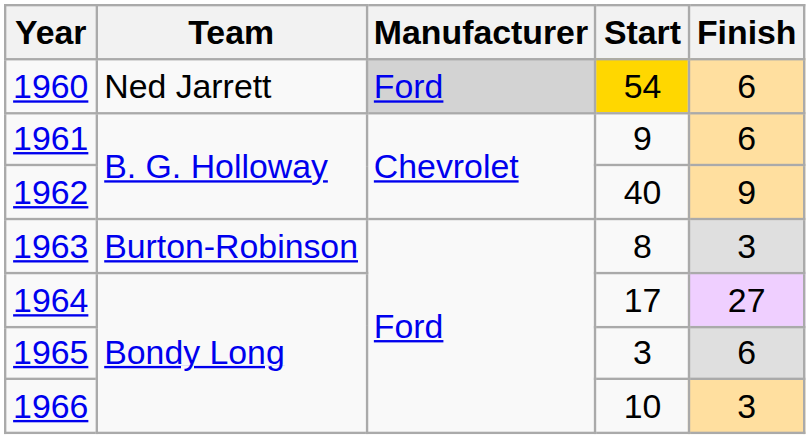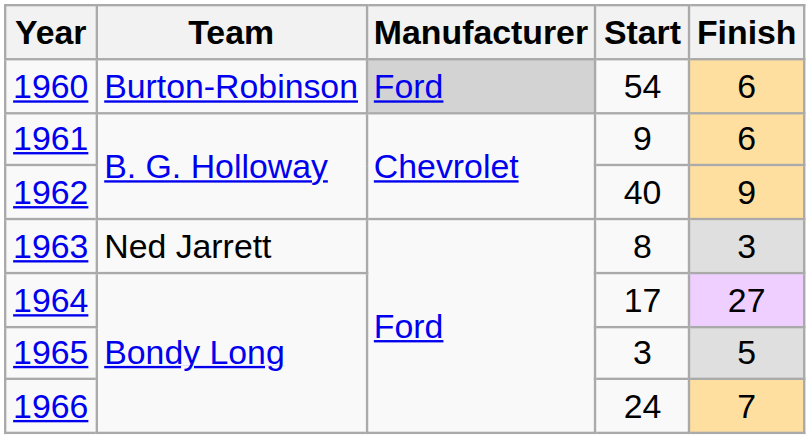(188, 86) Ned Jarrett -> (231, 86) Burton-Robinson
(643, 86) gold background -> (643, 86) no background
(231, 246) Burton-Robinson -> (188, 246) Ned Jarrett
(747, 353) 6 -> (747, 353) 5
(643, 407) 10 -> (643, 407) 24
(747, 407) 3 -> (747, 407) 7
